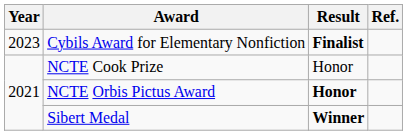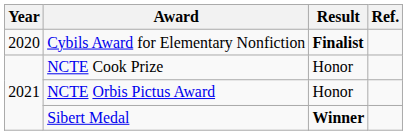(24, 42) 2023 -> (24, 42) 2020
(335, 92) bold -> (333, 92) normal
